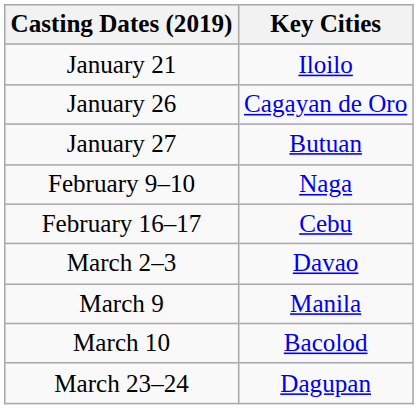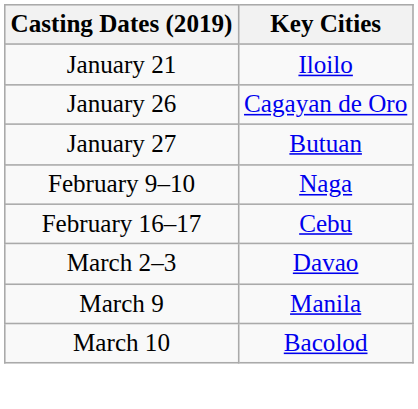- row: (122, 382)
